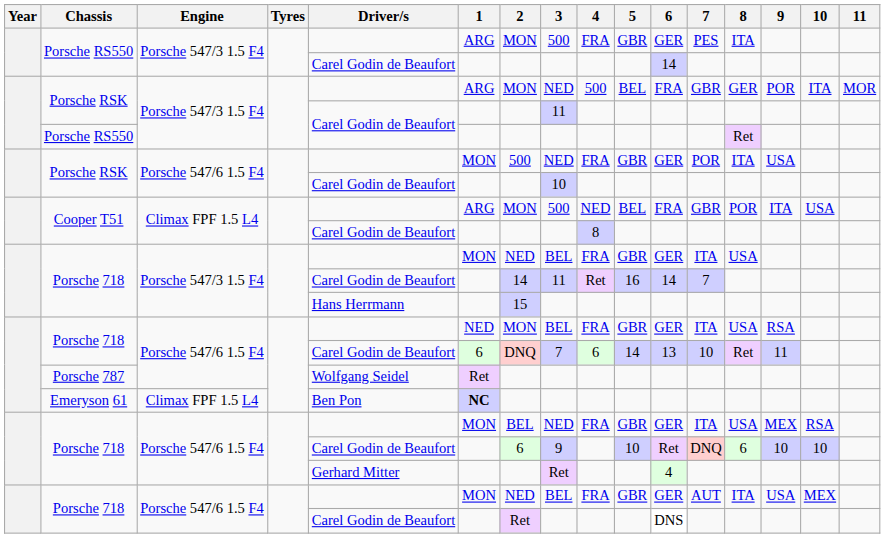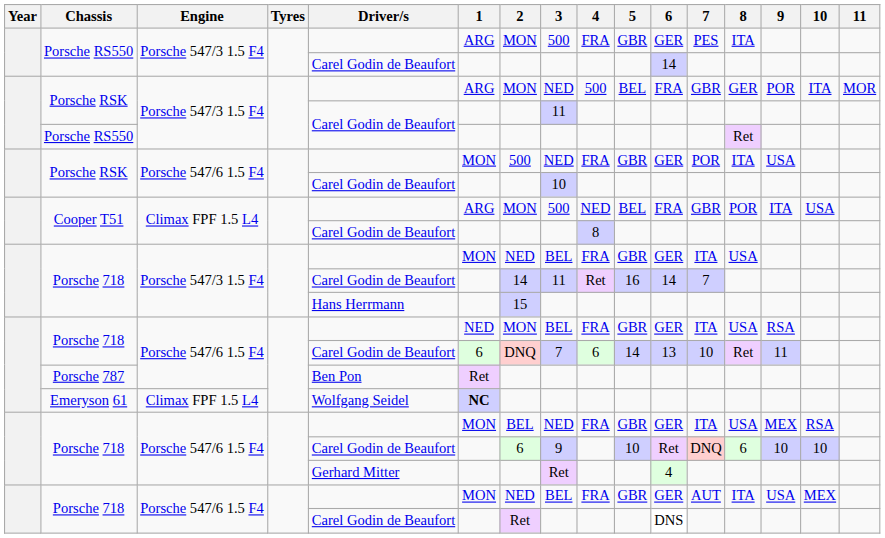(360, 376) Wolfgang Seidel -> (337, 376) Ben Pon
(337, 400) Ben Pon -> (360, 400) Wolfgang Seidel
